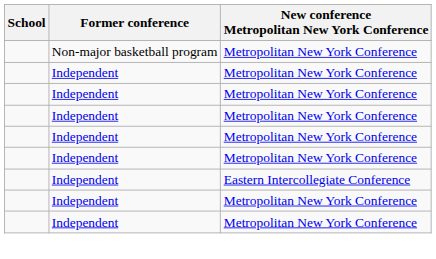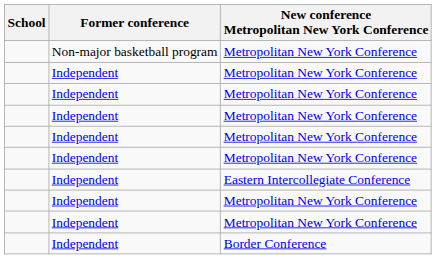+ row: (85, 243)
